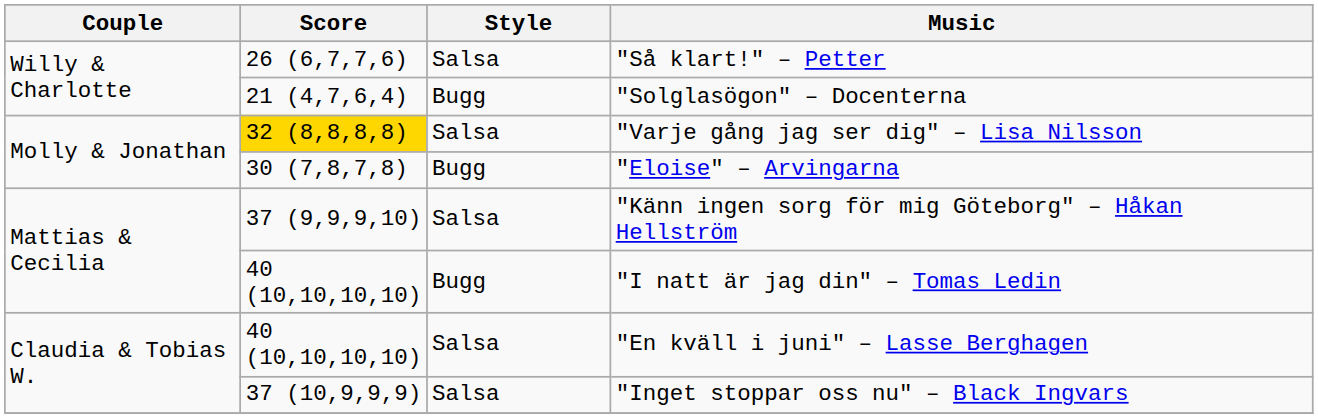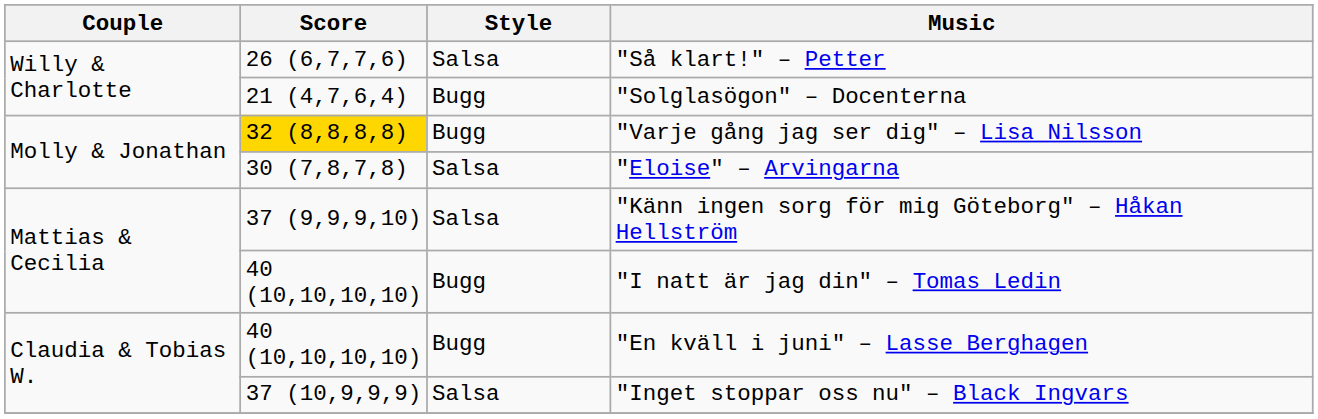(466, 133) Salsa -> (459, 133) Bugg
(459, 170) Bugg -> (466, 170) Salsa
(466, 345) Salsa -> (459, 345) Bugg
